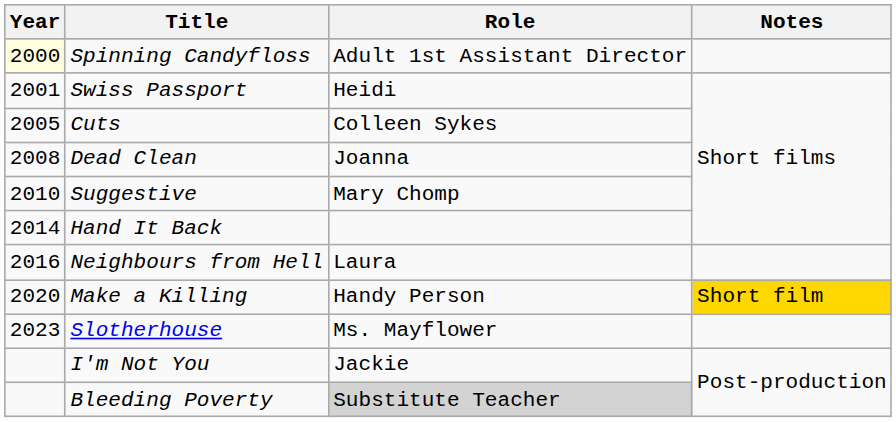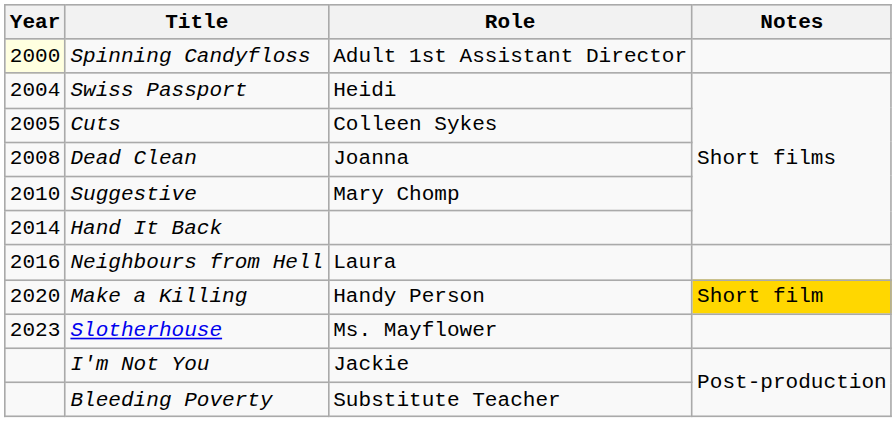(35, 91) 2001 -> (35, 91) 2004
(447, 400) lightgrey background -> (447, 400) no background
